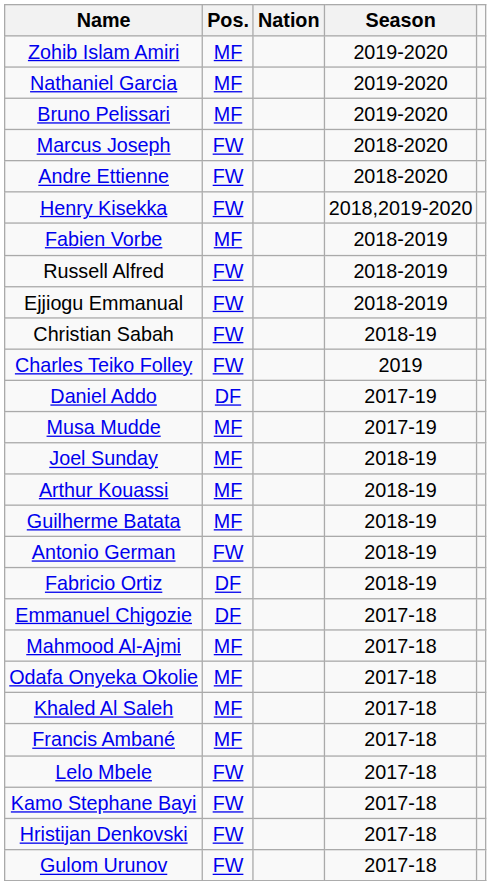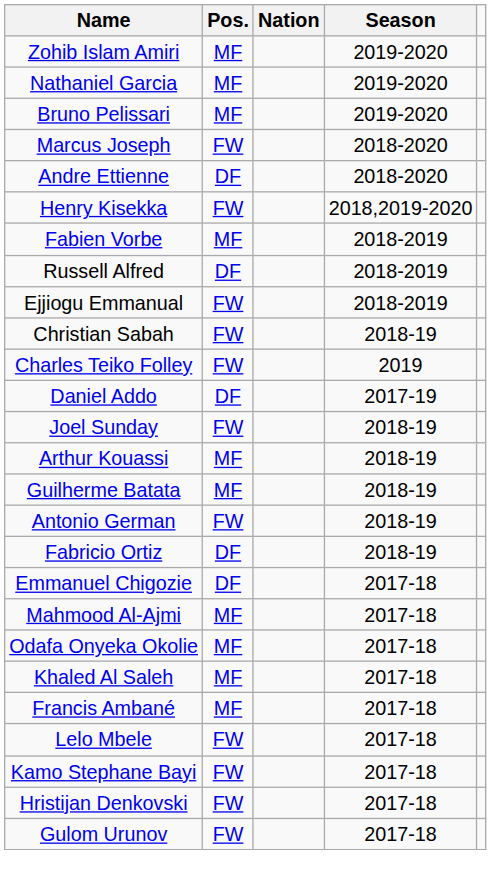(228, 177) FW -> (228, 177) DF
(228, 271) FW -> (228, 271) DF
- row: (104, 427)
(228, 458) MF -> (228, 427) FW
